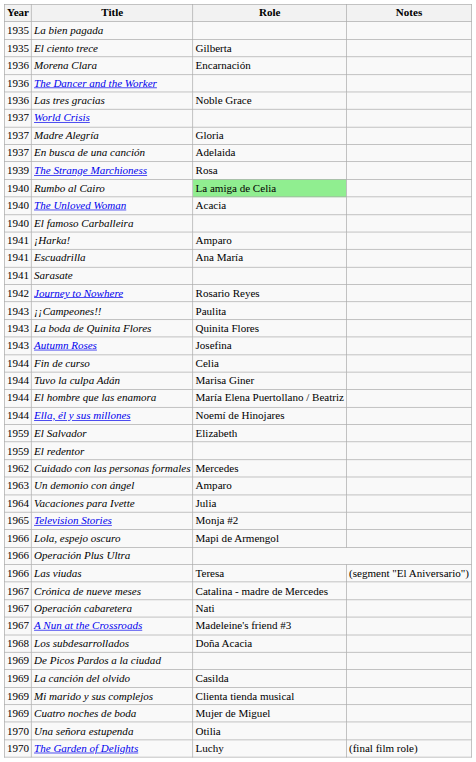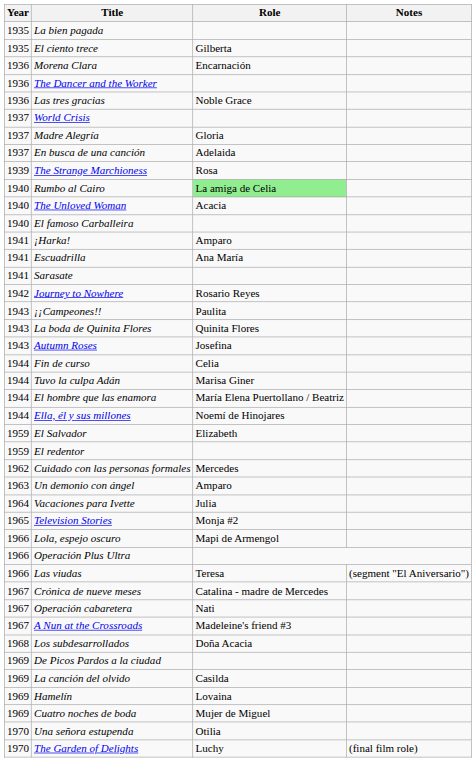- row: (94, 696)
+ row: (53, 696)
